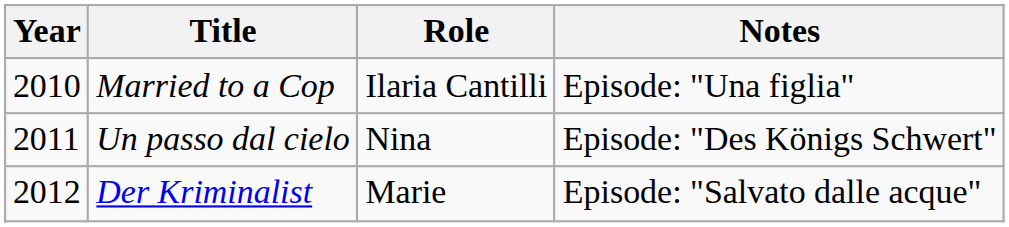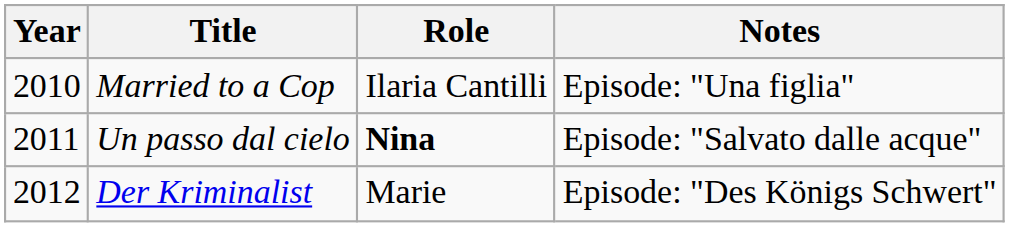(398, 138) normal -> (400, 138) bold
(780, 138) Episode: "Des Königs Schwert" -> (772, 138) Episode: "Salvato dalle acque"
(772, 192) Episode: "Salvato dalle acque" -> (780, 192) Episode: "Des Königs Schwert"
